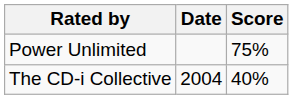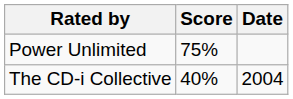columns swapped: (201, 19) <-> (257, 19)
